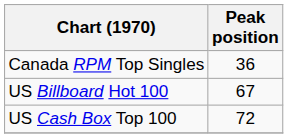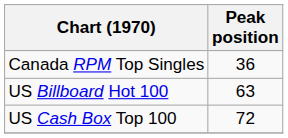(245, 91) 67 -> (245, 91) 63
